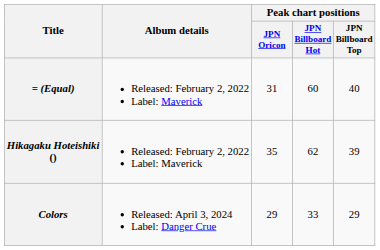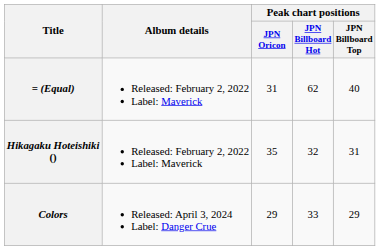(313, 89) 60 -> (313, 89) 62
(313, 151) 62 -> (313, 151) 32
(354, 151) 39 -> (354, 151) 31
